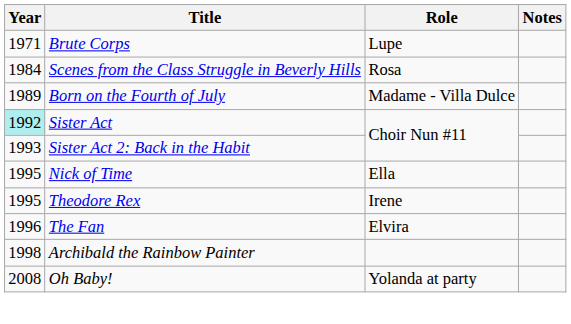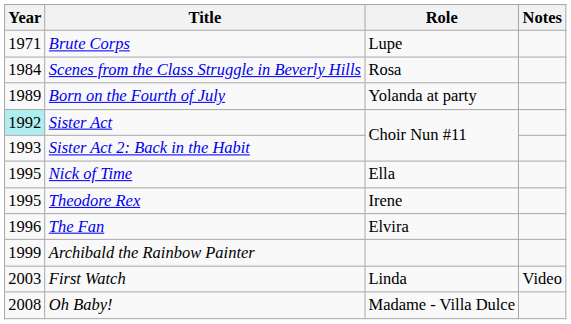(442, 95) Madame - Villa Dulce -> (423, 95) Yolanda at party
(25, 252) 1998 -> (25, 252) 1999
+ row: (87, 278)
(423, 278) Yolanda at party -> (442, 305) Madame - Villa Dulce
